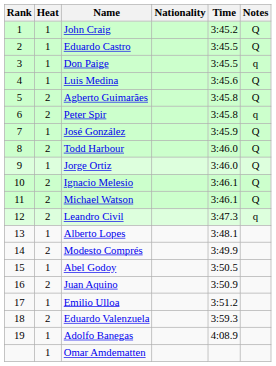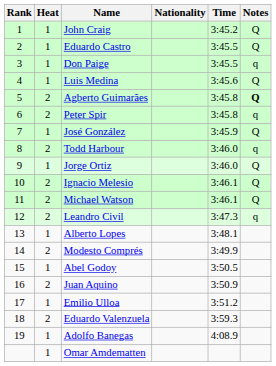(256, 98) normal -> (256, 98) bold
(256, 149) Q -> (256, 149) q
